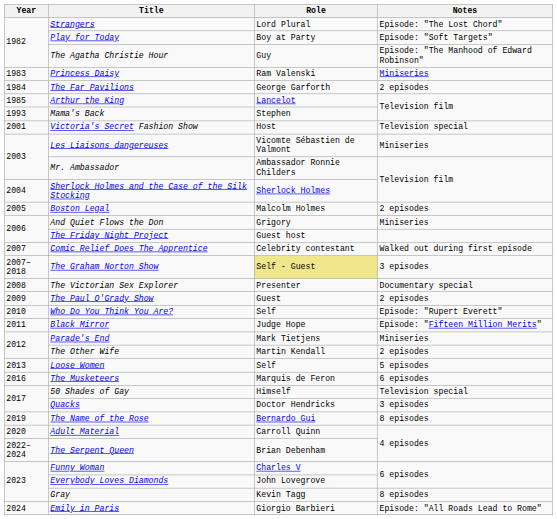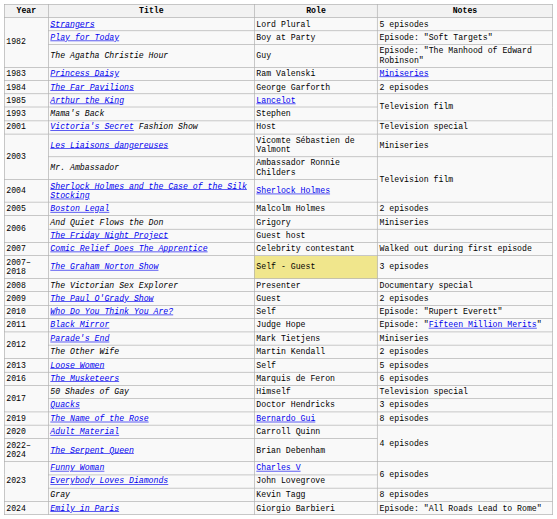(441, 24) Episode: "The Lost Chord" -> (404, 24) 5 episodes
